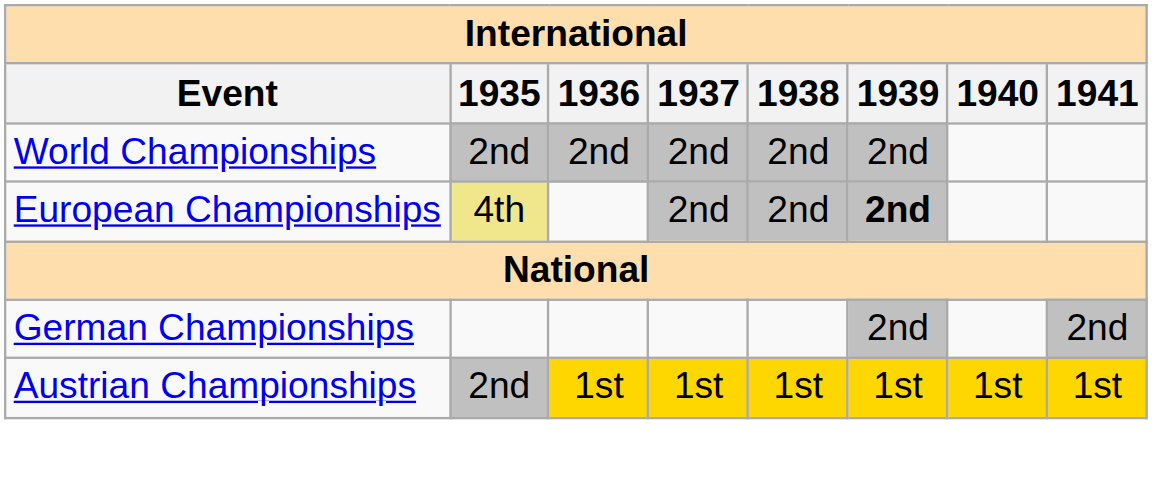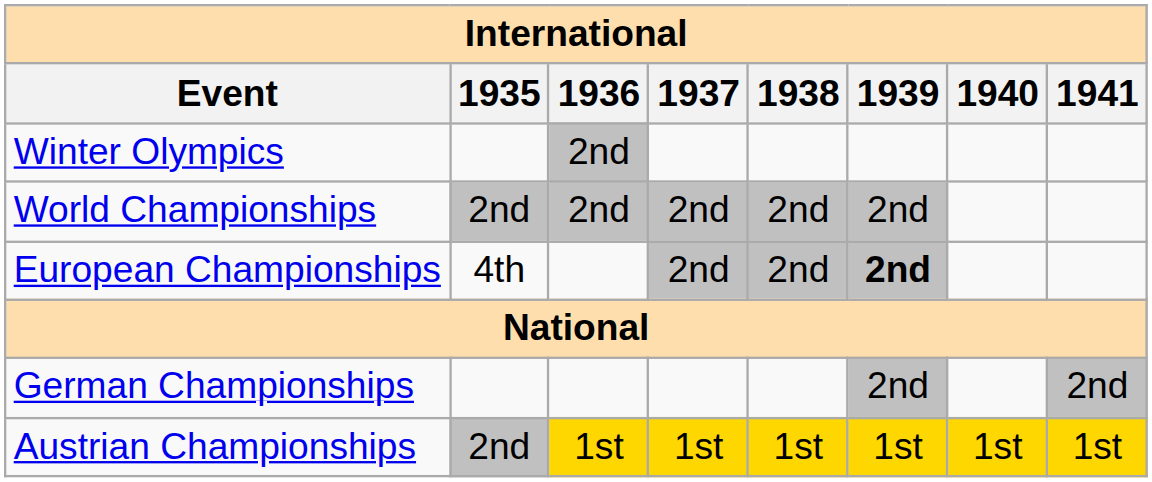+ row: (149, 151)
(499, 210) khaki background -> (499, 269) no background
